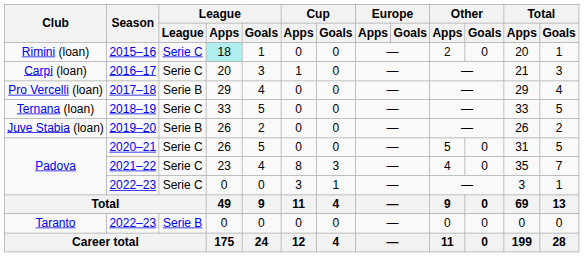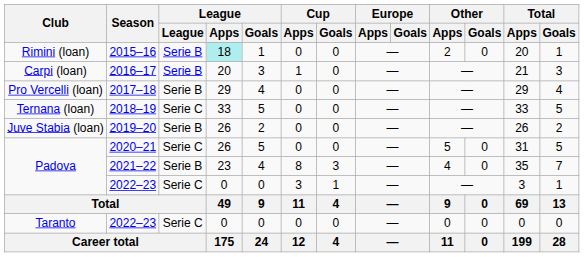(183, 52) Serie C -> (183, 52) Serie B
(183, 71) Serie C -> (183, 71) Serie B
(183, 166) Serie C -> (183, 166) Serie B
(183, 223) Serie B -> (183, 223) Serie C
